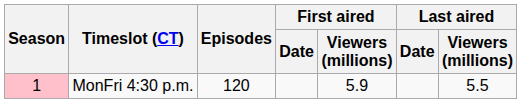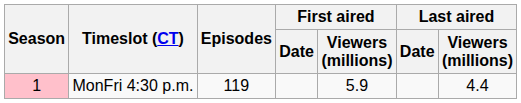(236, 85) 120 -> (236, 85) 119
(477, 85) 5.5 -> (477, 85) 4.4
